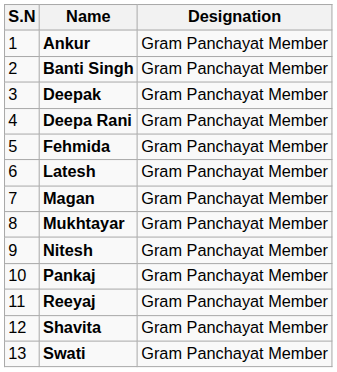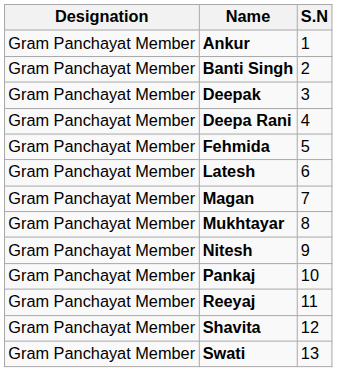columns swapped: (22, 17) <-> (235, 17)
